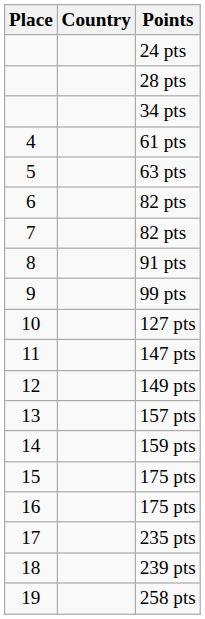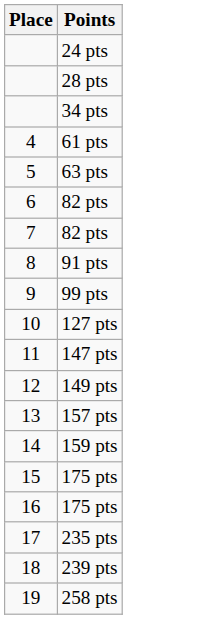- column: (96, 19)
